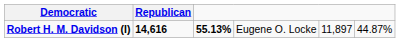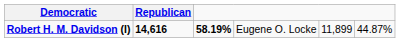(214, 29) 55.13% -> (214, 29) 58.19%
(337, 29) 11,897 -> (337, 29) 11,899
